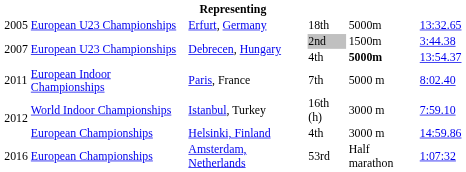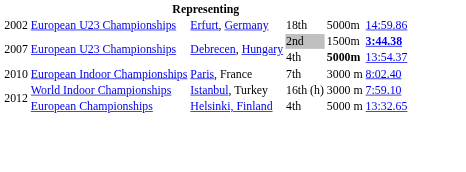(16, 25) 2005 -> (16, 25) 2002
(441, 25) 13:32.65 -> (387, 25) 14:59.86
(438, 41) normal -> (384, 41) bold
(16, 80) 2011 -> (16, 74) 2010
(367, 80) 5000 m -> (345, 74) 3000 m
(367, 133) 3000 m -> (345, 106) 5000 m
(441, 133) 14:59.86 -> (387, 106) 13:32.65
- row: (217, 156)
